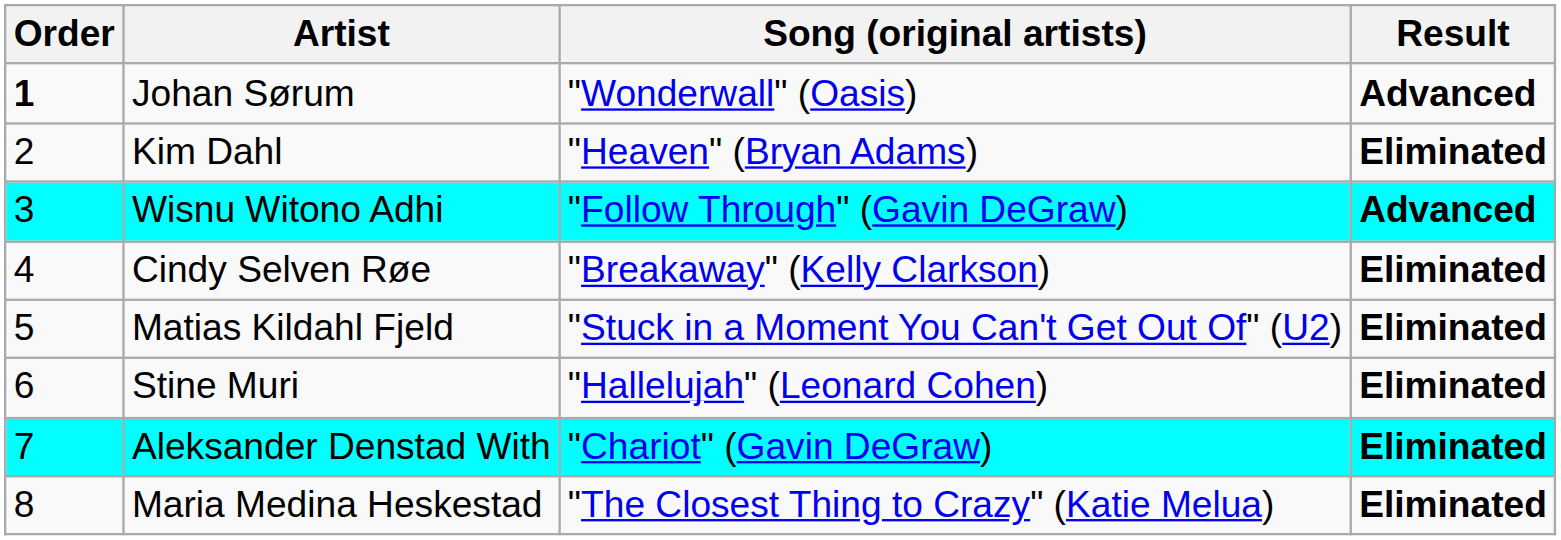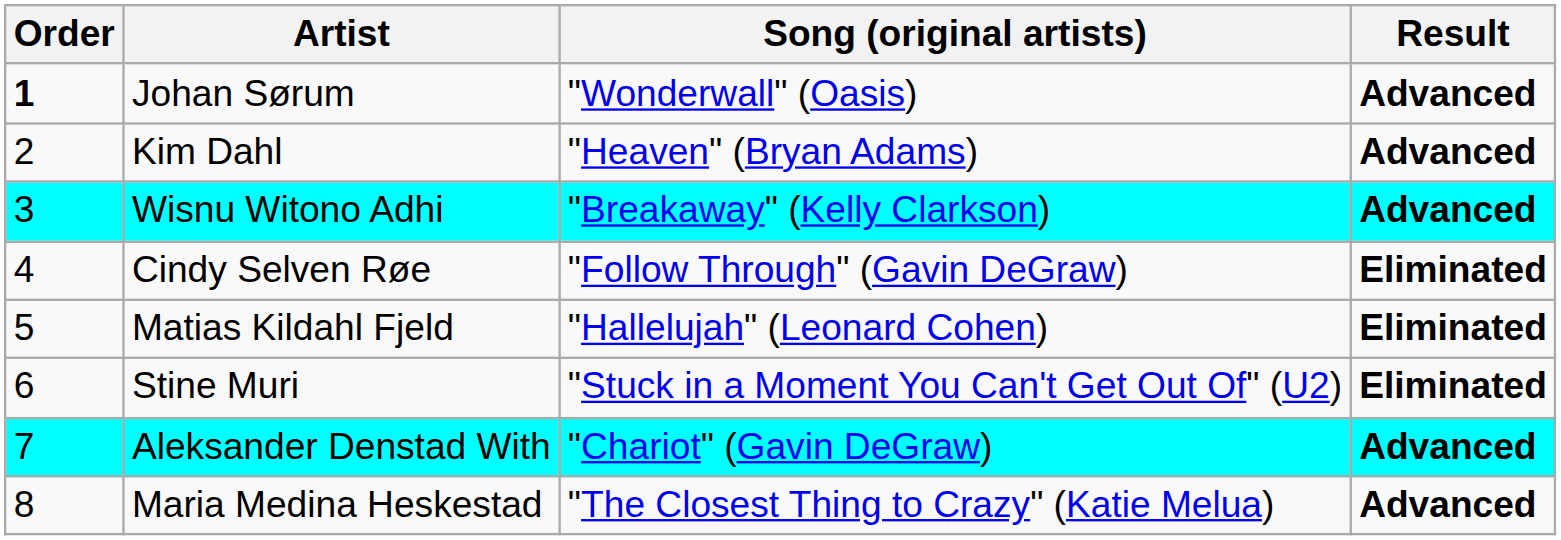(1453, 151) Eliminated -> (1448, 151) Advanced
(848, 210) "Follow Through" (Gavin DeGraw) -> (809, 210) "Breakaway" (Kelly Clarkson)
(809, 269) "Breakaway" (Kelly Clarkson) -> (848, 269) "Follow Through" (Gavin DeGraw)
(955, 328) "Stuck in a Moment You Can't Get Out Of" (U2) -> (808, 328) "Hallelujah" (Leonard Cohen)
(808, 387) "Hallelujah" (Leonard Cohen) -> (955, 387) "Stuck in a Moment You Can't Get Out Of" (U2)
(1453, 446) Eliminated -> (1448, 446) Advanced
(1453, 504) Eliminated -> (1448, 504) Advanced
